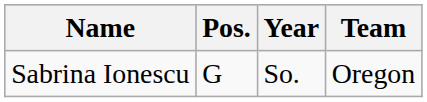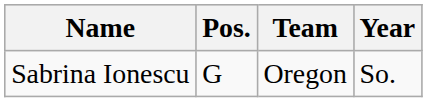columns swapped: (291, 27) <-> (373, 27)
